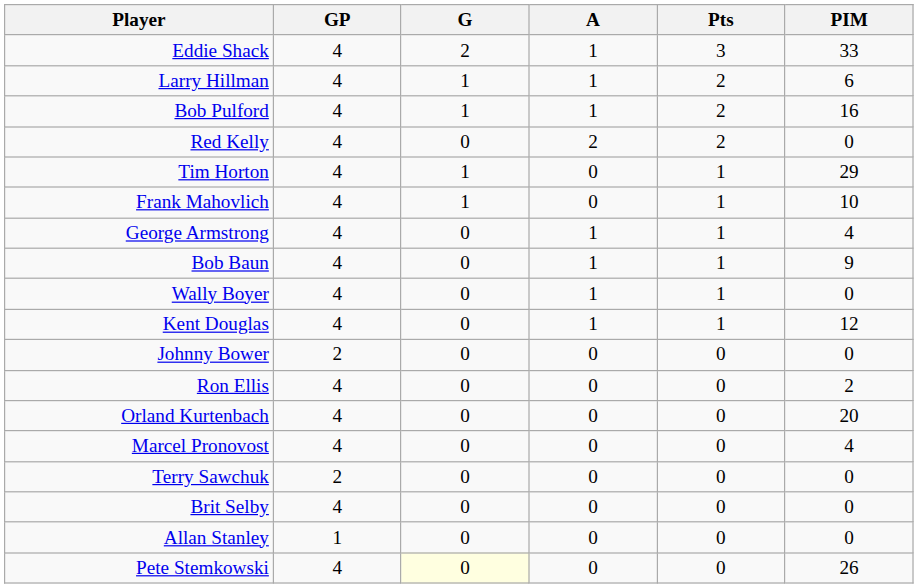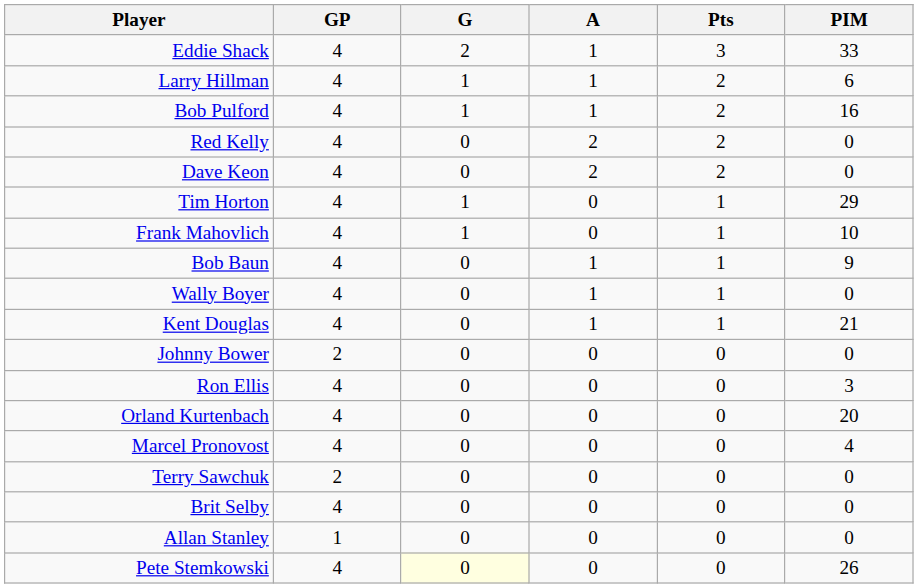+ row: (225, 171)
- row: (197, 232)
(849, 324) 12 -> (849, 324) 21
(849, 385) 2 -> (849, 385) 3
